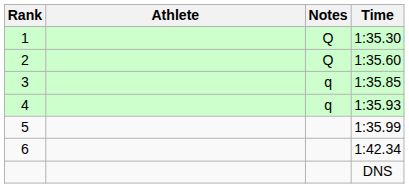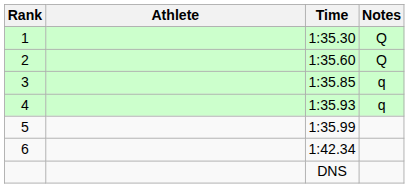columns swapped: (378, 15) <-> (328, 15)
